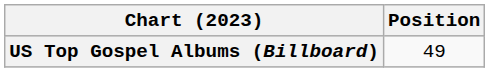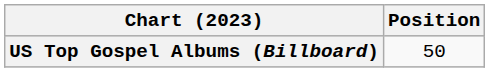(434, 52) 49 -> (434, 52) 50
